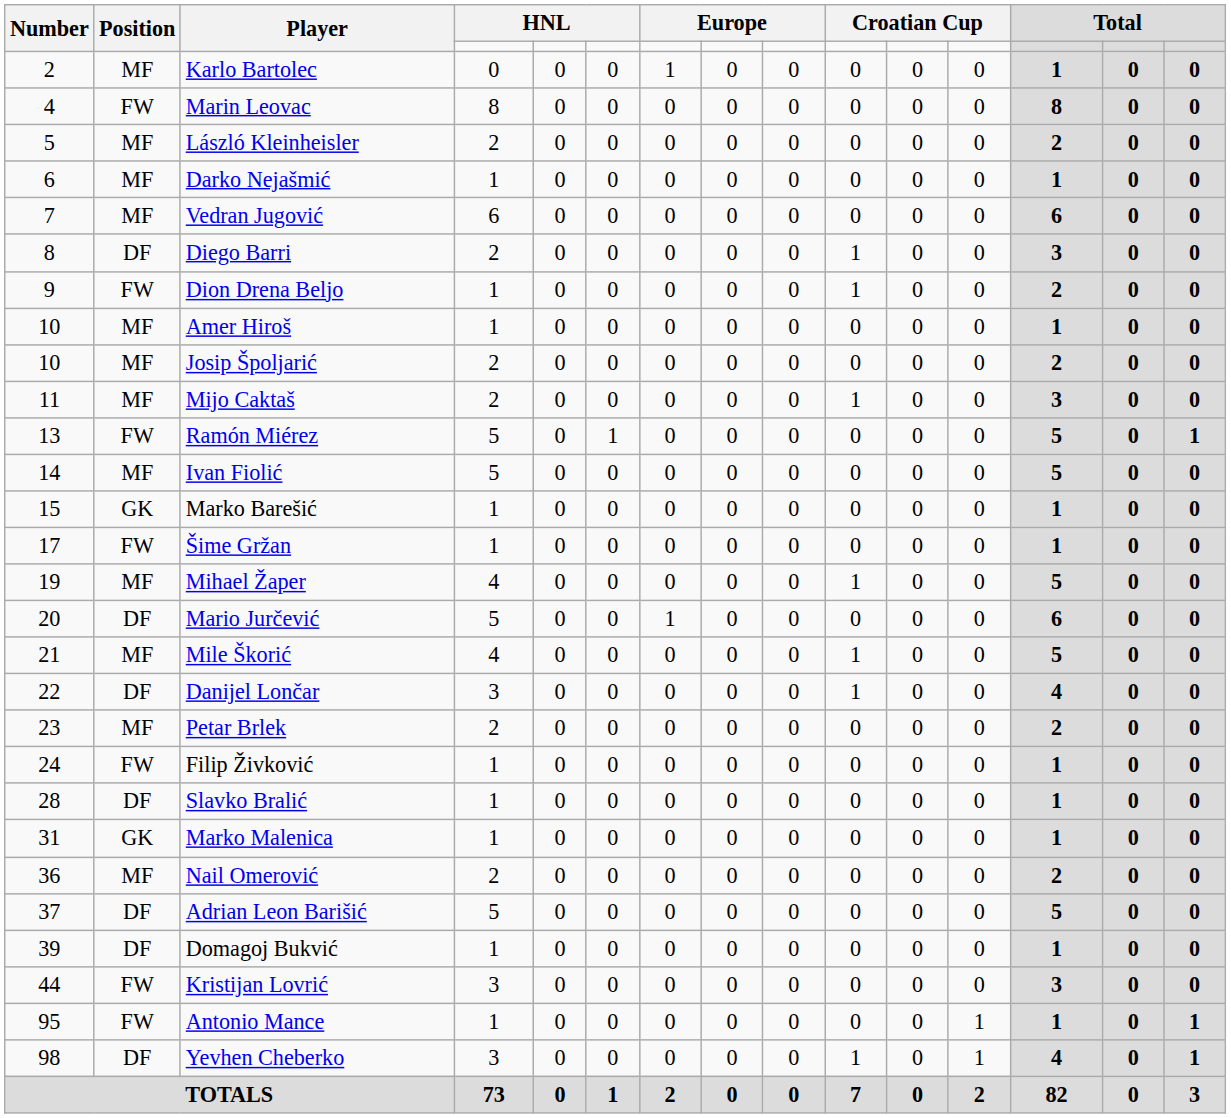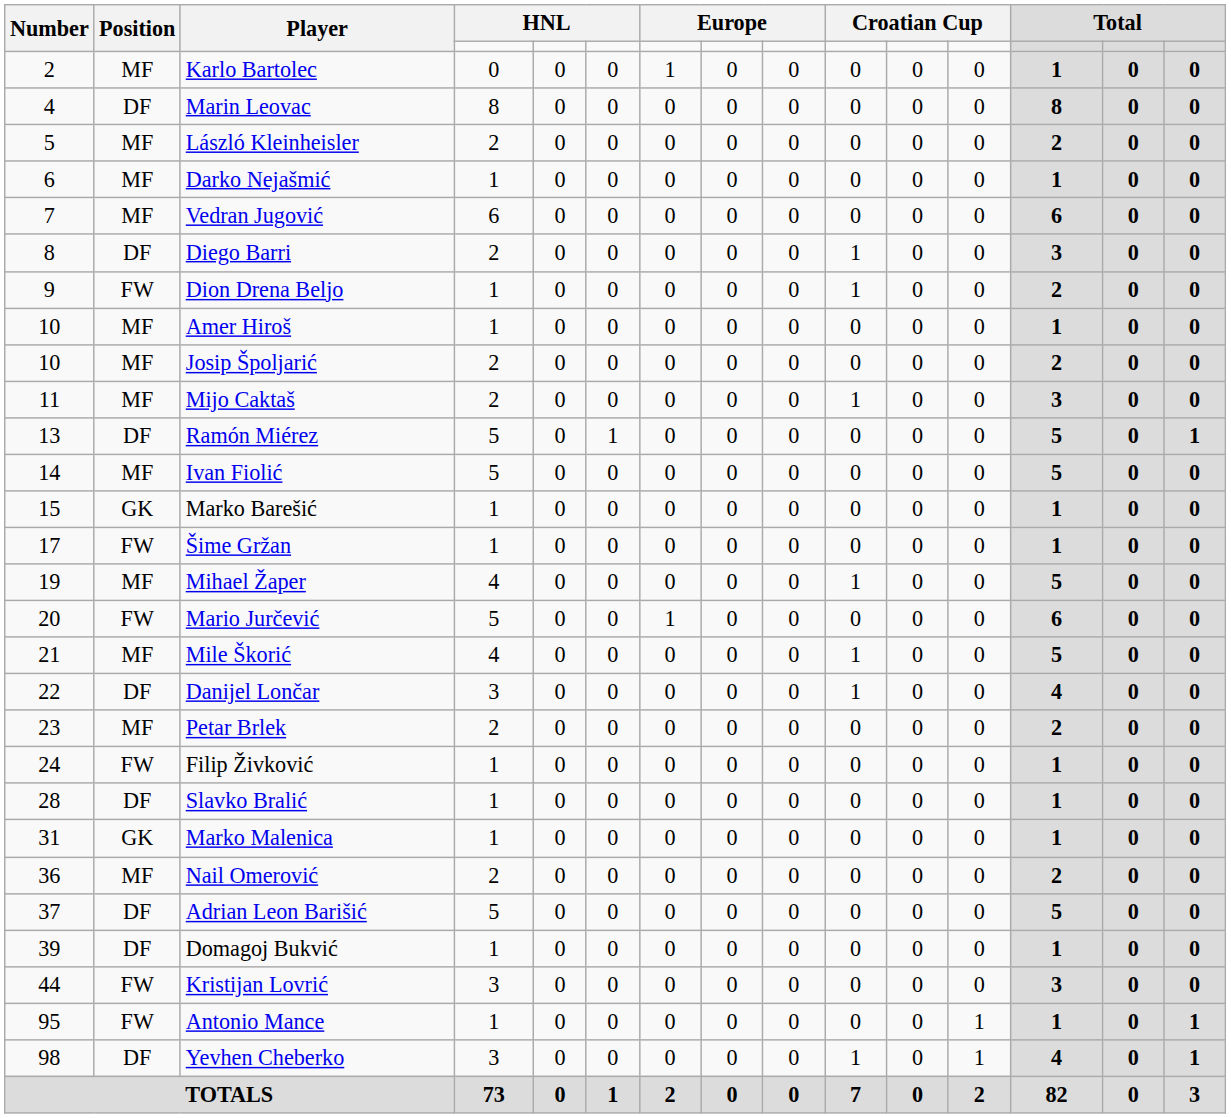(137, 106) FW -> (137, 106) DF
(137, 435) FW -> (137, 435) DF
(137, 618) DF -> (137, 618) FW
